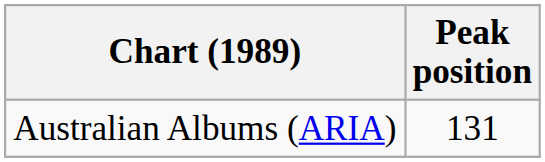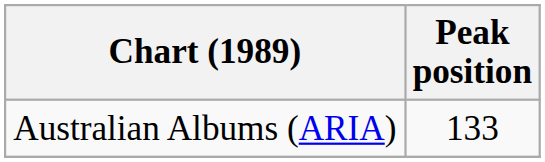(472, 127) 131 -> (472, 127) 133
